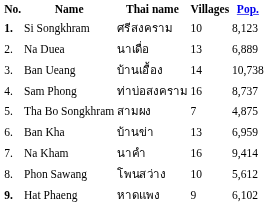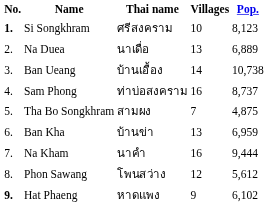(245, 153) 9,414 -> (245, 153) 9,444
(196, 174) 10 -> (196, 174) 12
